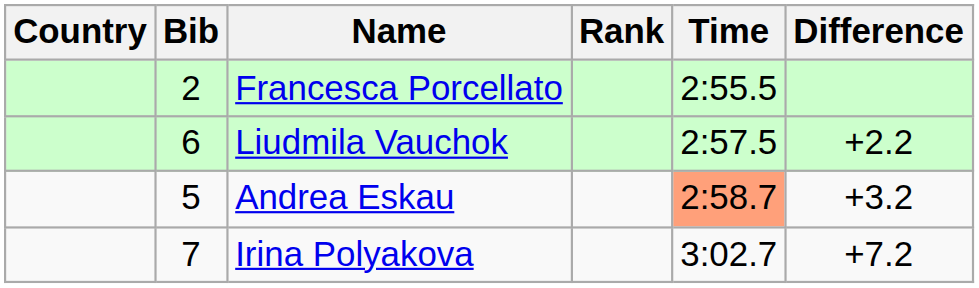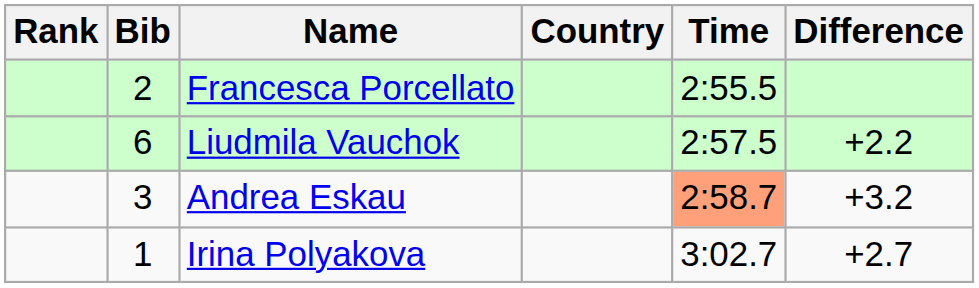columns swapped: (622, 32) <-> (80, 32)
(191, 198) 5 -> (143, 198) 3
(191, 253) 7 -> (143, 253) 1
(879, 253) +7.2 -> (879, 253) +2.7
